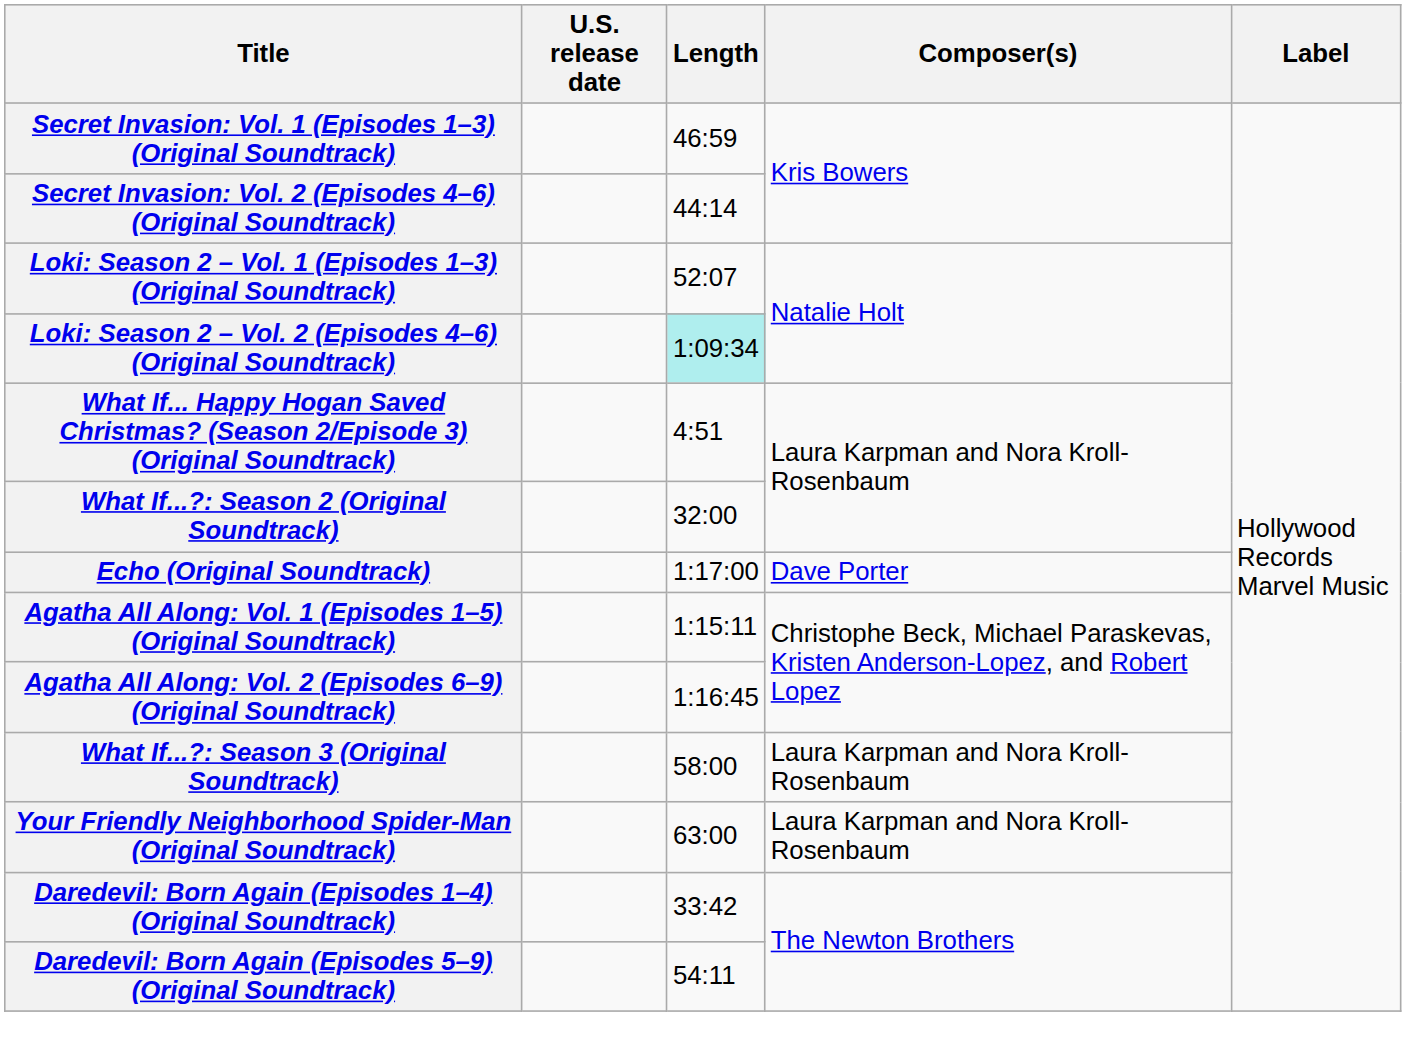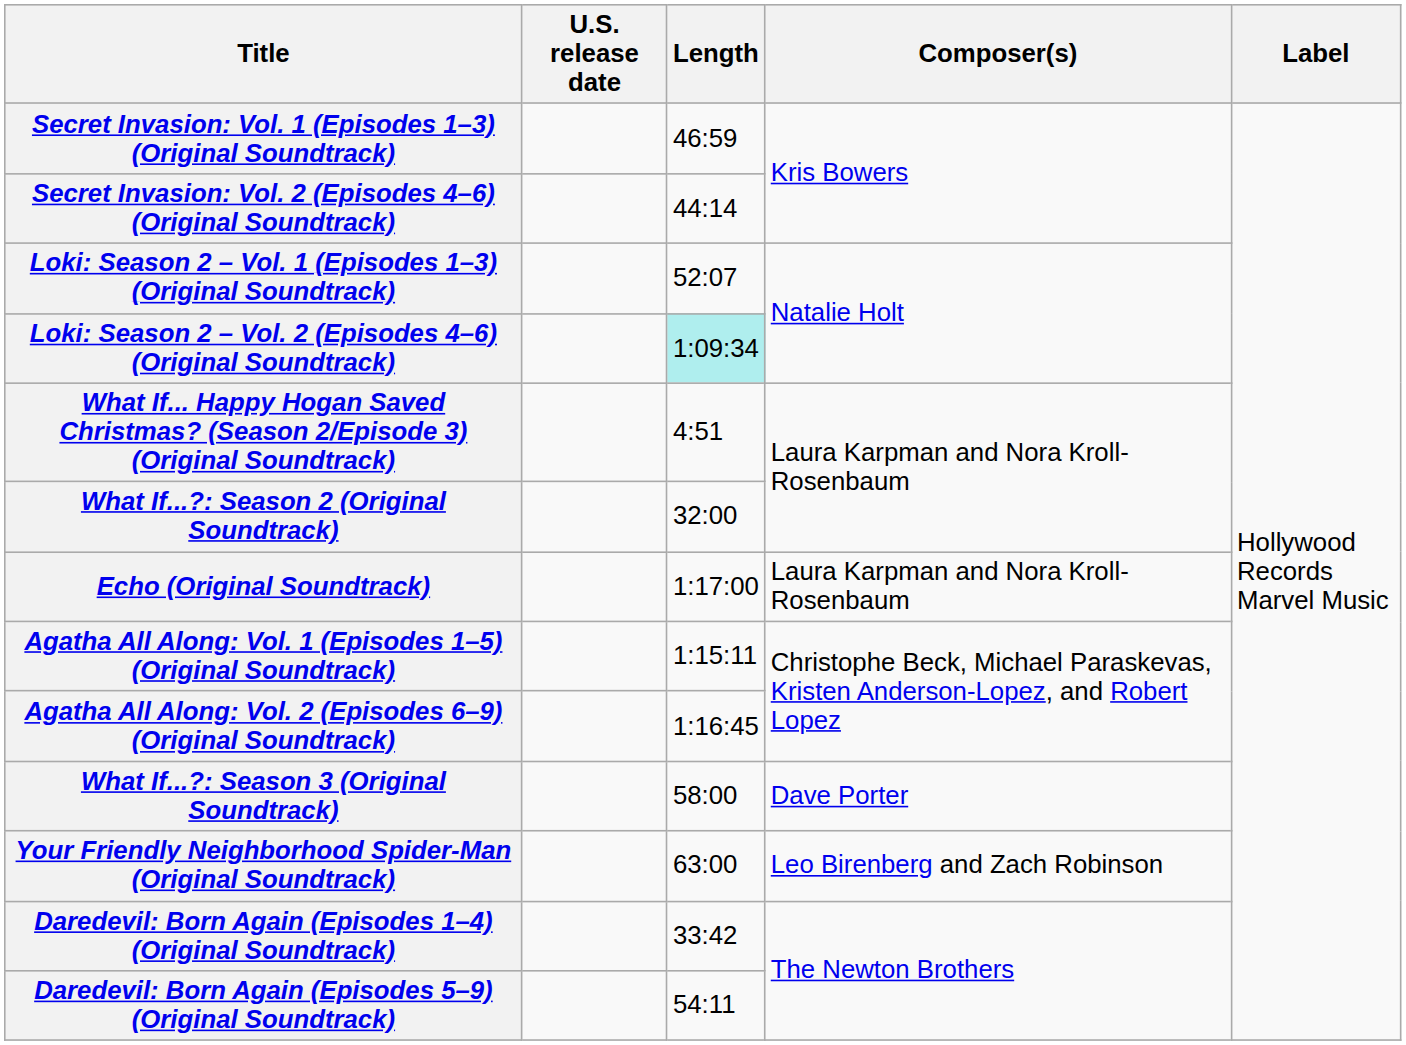(839, 571) Dave Porter -> (950, 586) Laura Karpman and Nora Kroll-Rosenbaum
(950, 766) Laura Karpman and Nora Kroll-Rosenbaum -> (839, 795) Dave Porter
(950, 836) Laura Karpman and Nora Kroll-Rosenbaum -> (967, 865) Leo Birenberg and Zach Robinson
